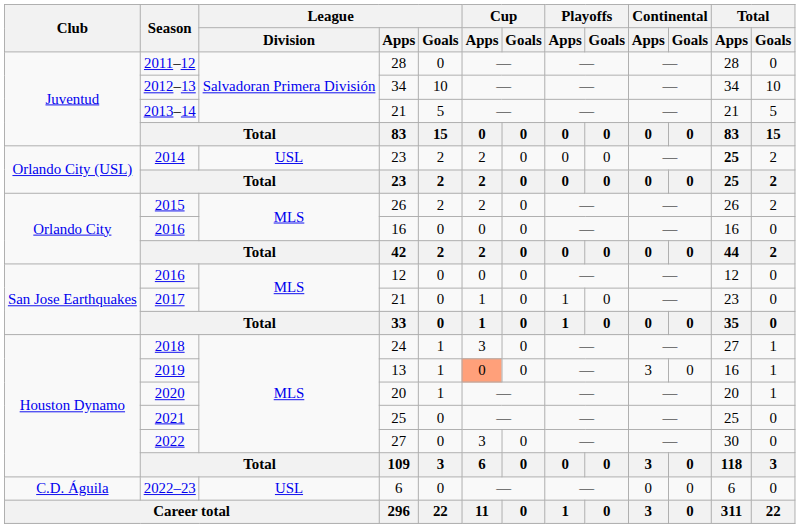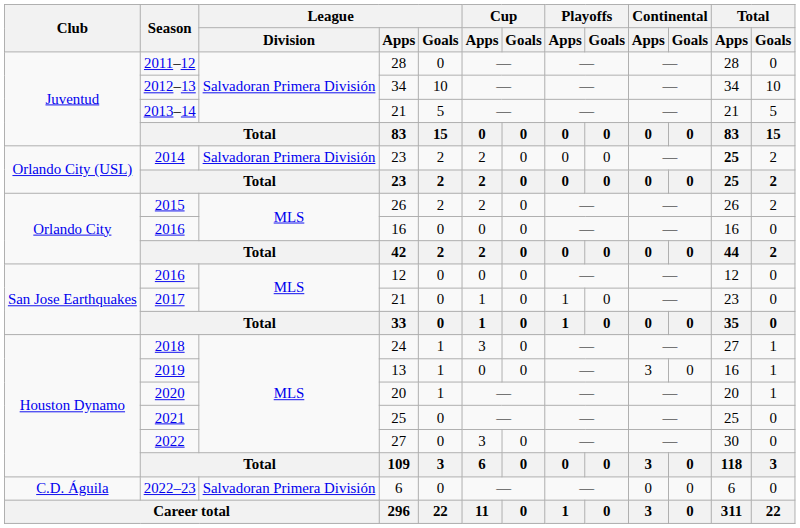(289, 157) USL -> (289, 157) Salvadoran Primera División
(482, 370) lightsalmon background -> (482, 370) no background
(289, 488) USL -> (289, 488) Salvadoran Primera División
